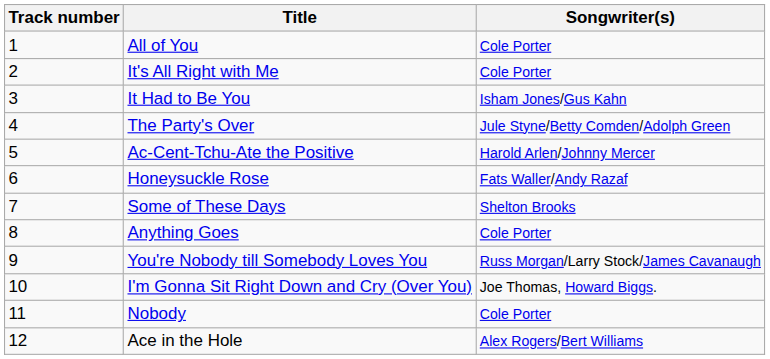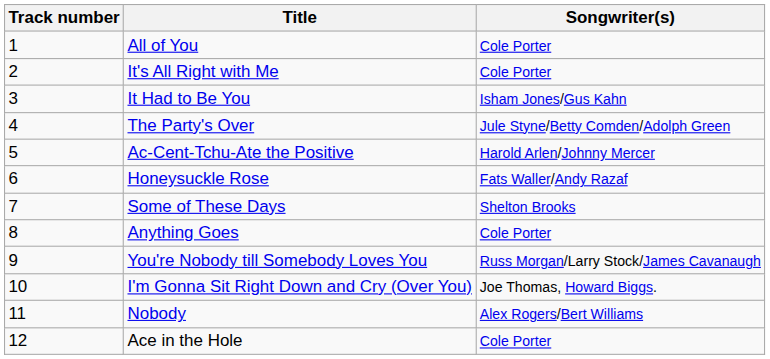(516, 314) Cole Porter -> (561, 314) Alex Rogers/Bert Williams
(561, 341) Alex Rogers/Bert Williams -> (516, 341) Cole Porter
